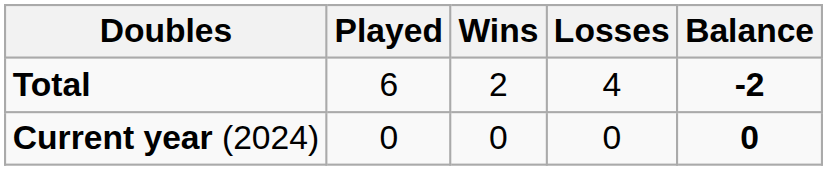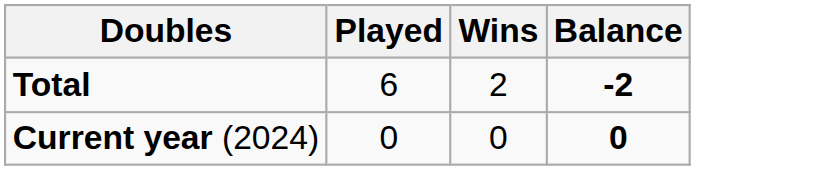- column: (612, 31)
